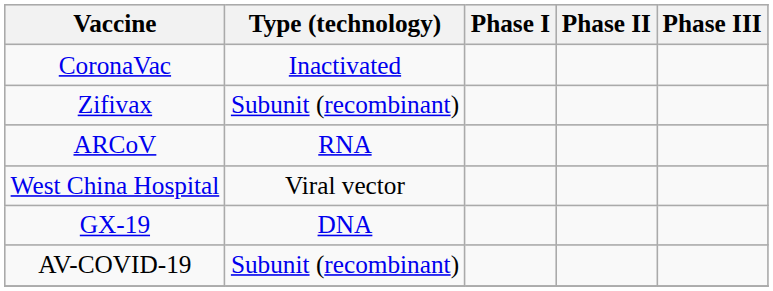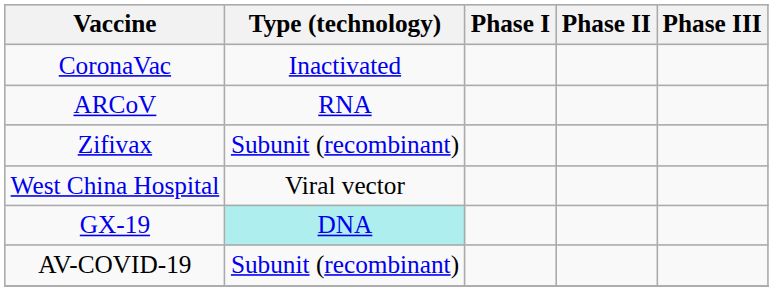rows swapped: (115, 104) <-> (115, 144)
(345, 225) no background -> (345, 225) paleturquoise background
